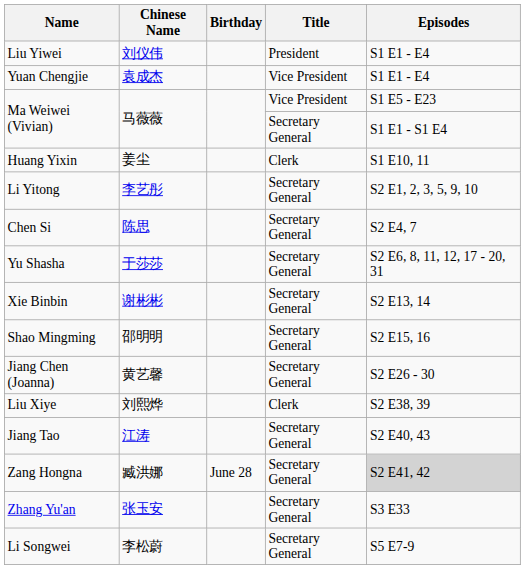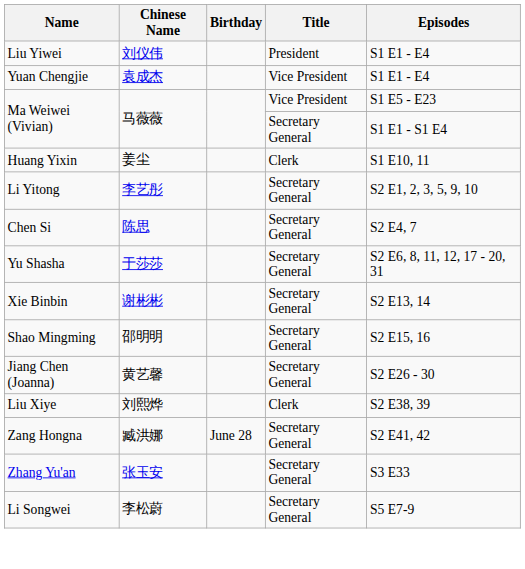- row: (34, 435)
(400, 472) lightgrey background -> (400, 435) no background
